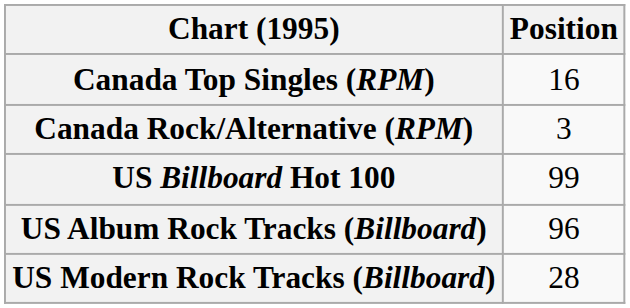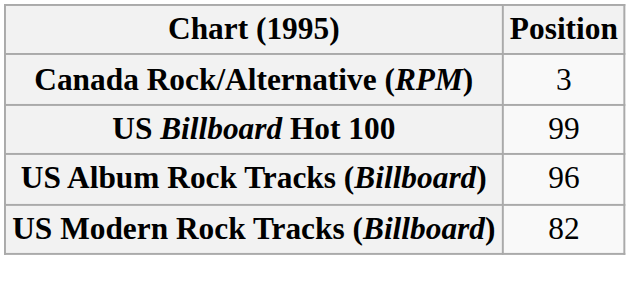- row: (254, 79)
(564, 278) 28 -> (564, 228) 82
